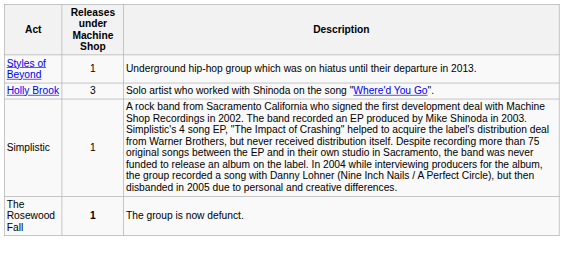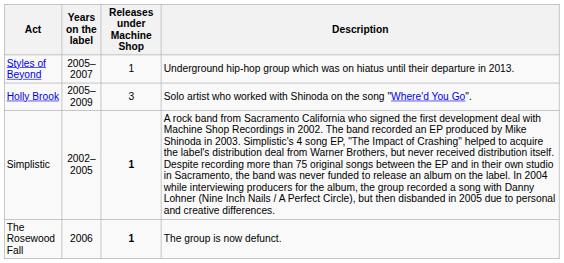+ column: (81, 29)
(93, 147) normal -> (131, 165) bold
